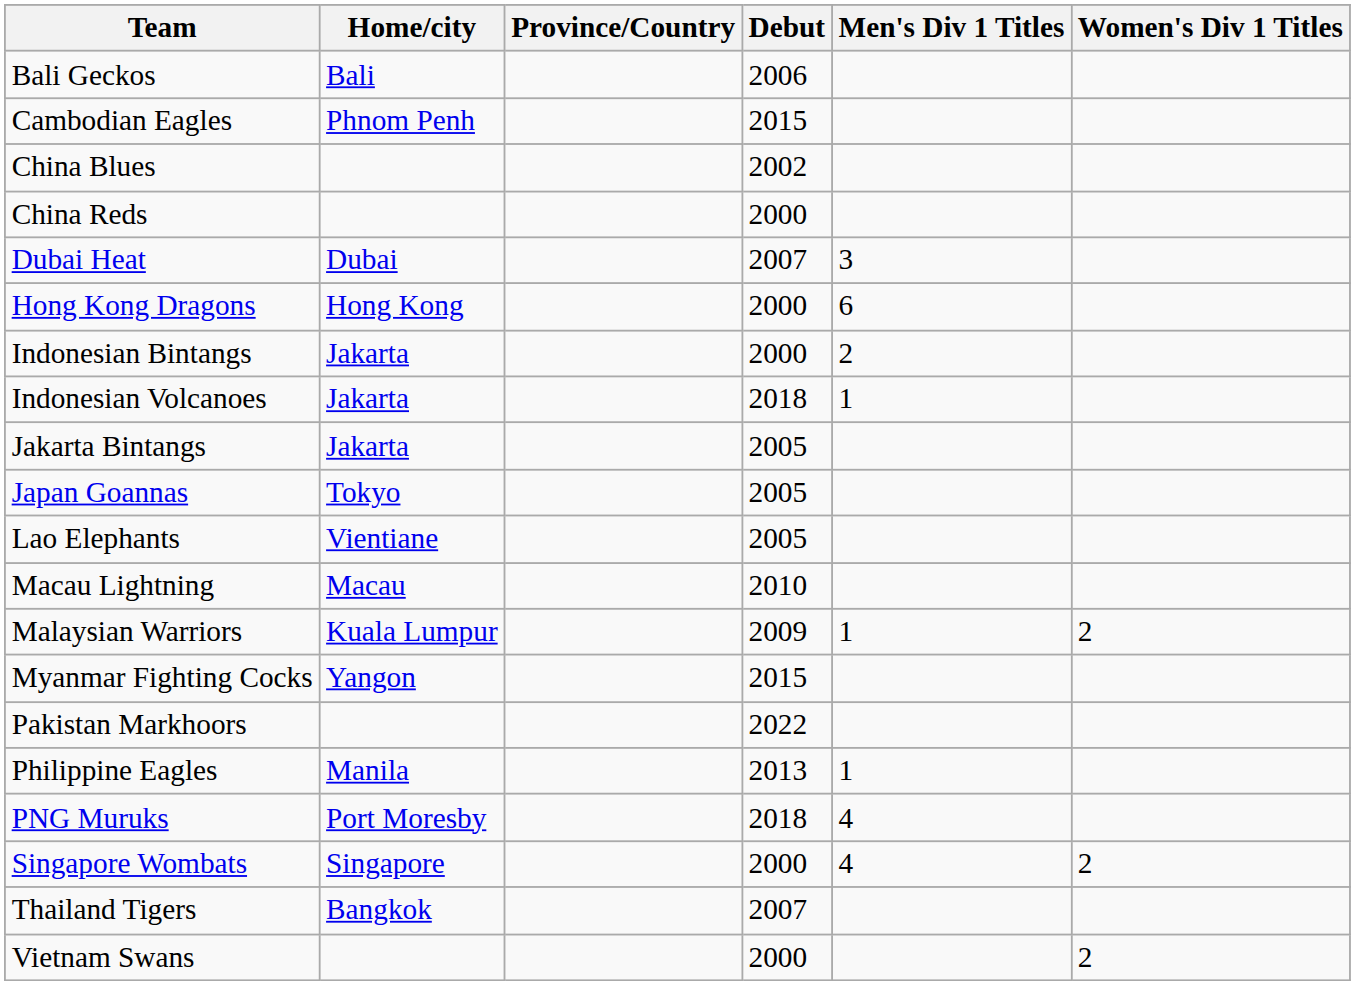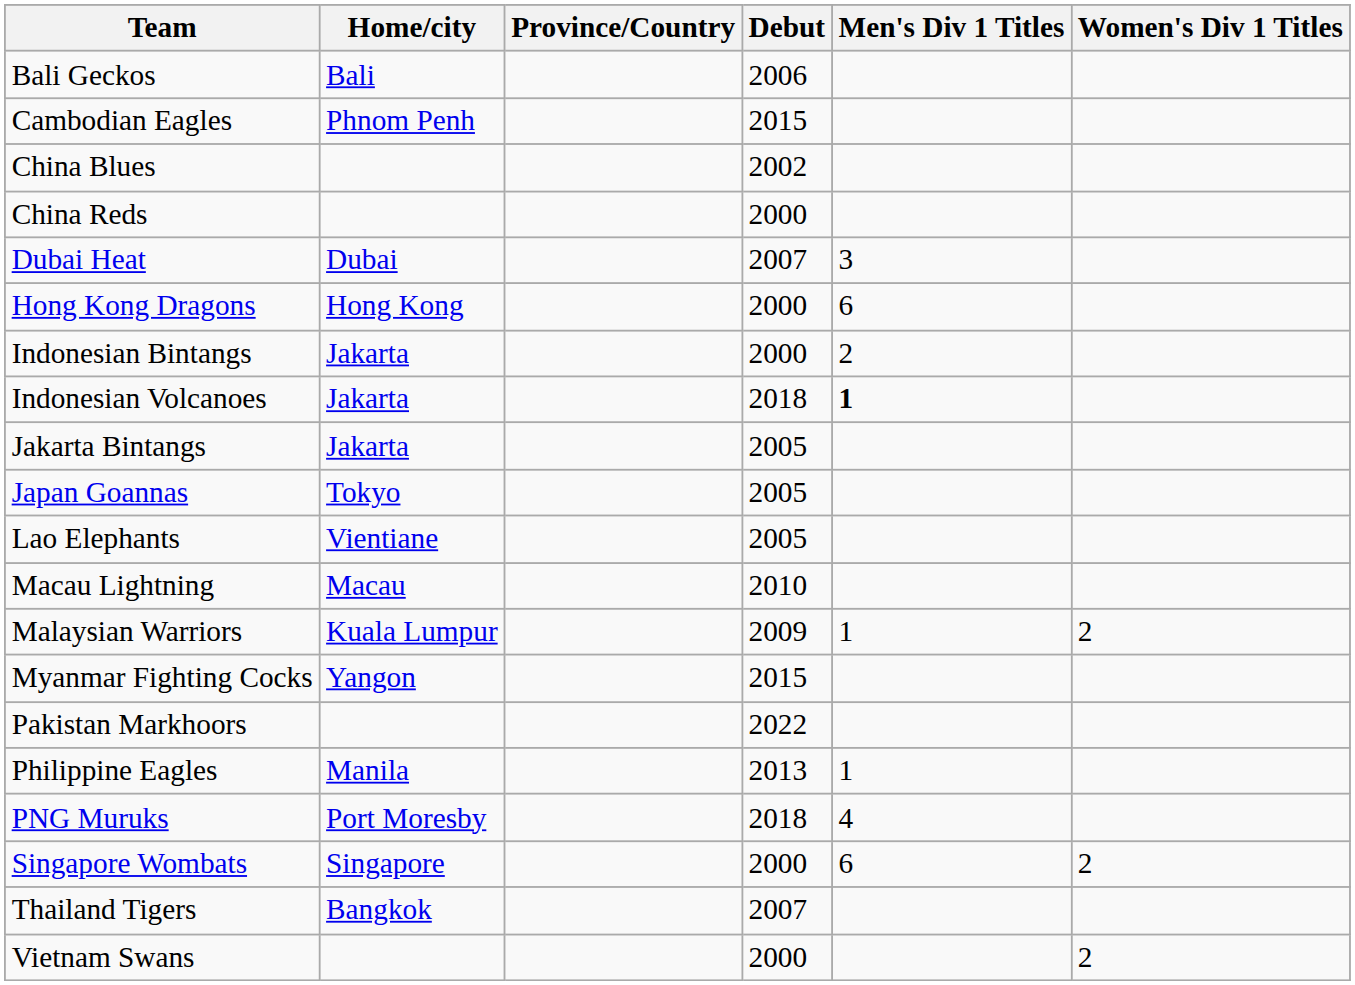(846, 399) normal -> (846, 399) bold
(846, 863) 4 -> (846, 863) 6
